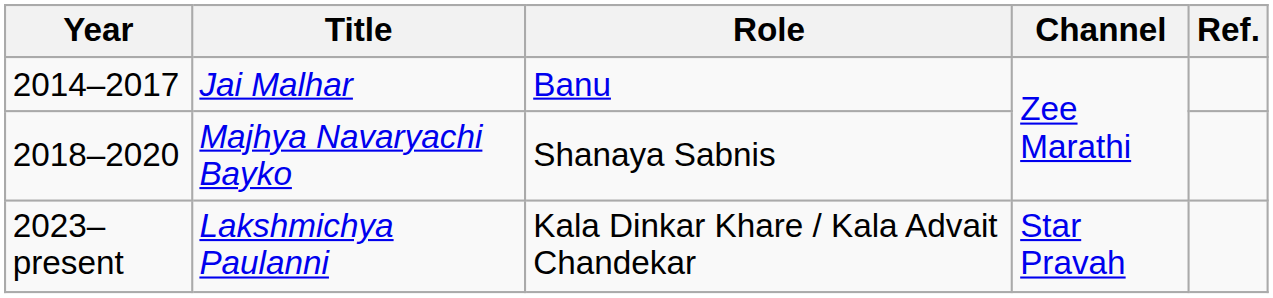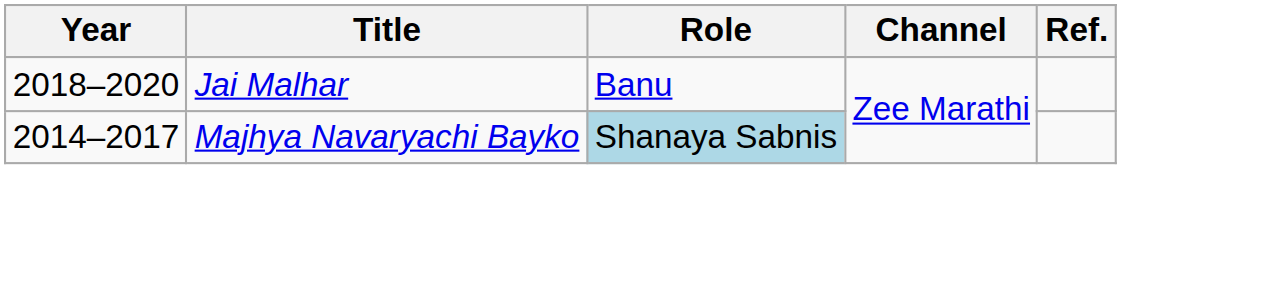(96, 83) 2014–2017 -> (96, 83) 2018–2020
(96, 155) 2018–2020 -> (96, 136) 2014–2017
(654, 155) no background -> (716, 136) lightblue background
- row: (296, 245)
